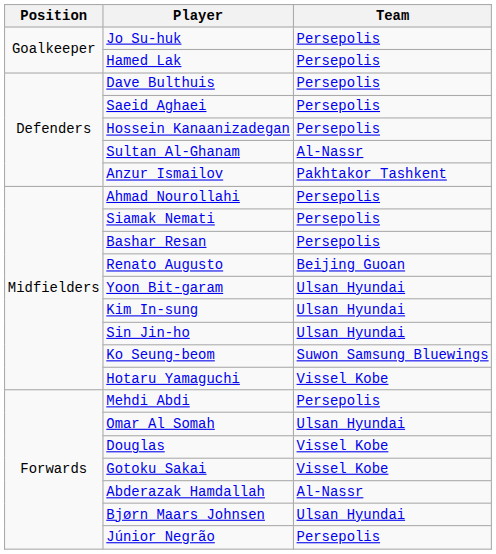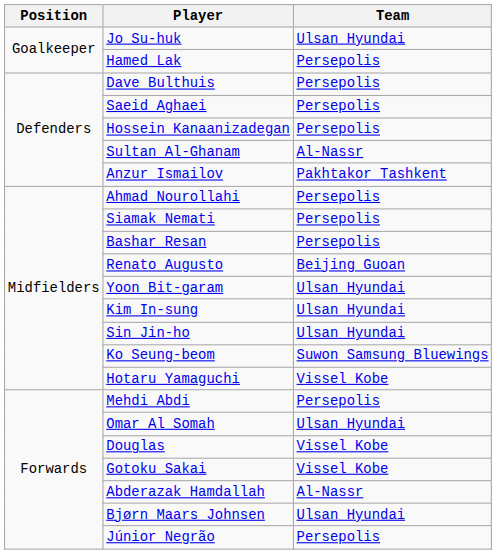(338, 39) Persepolis -> (351, 39) Ulsan Hyundai
